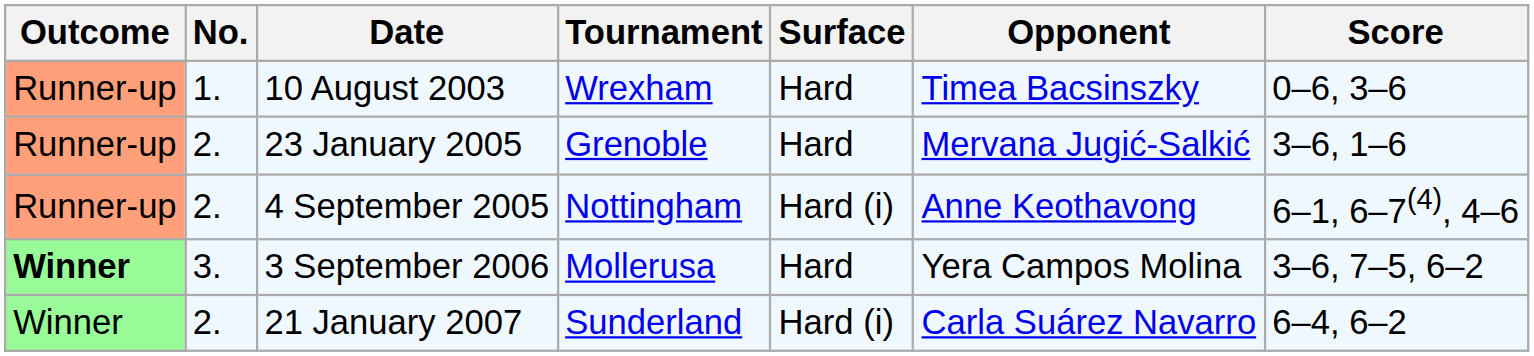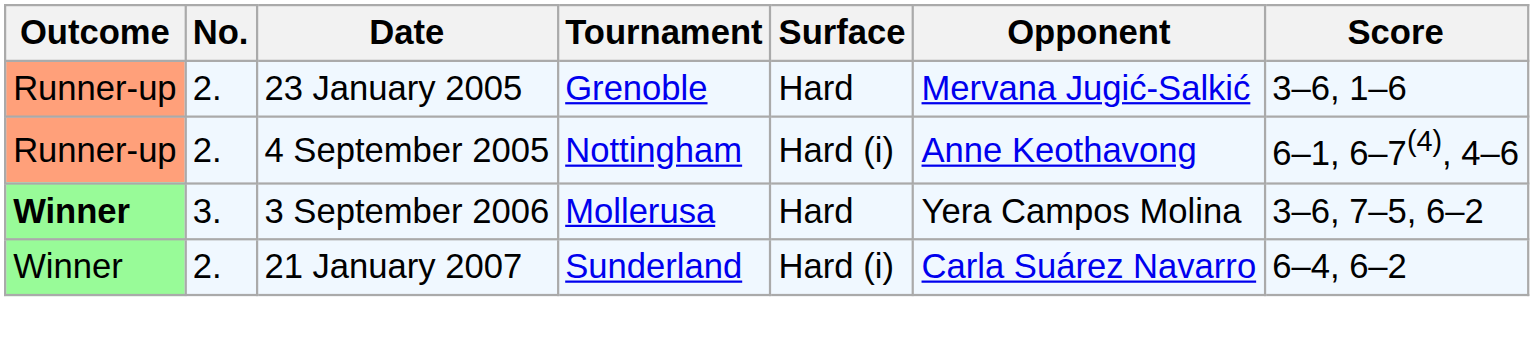- row: (385, 88)
